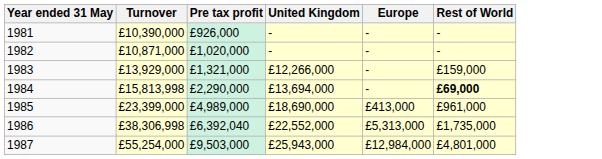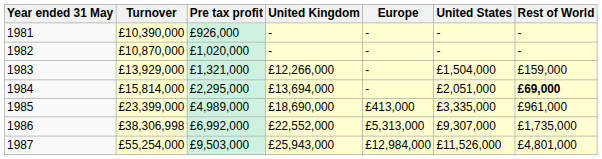+ column: (474, 13)
(151, 51) £10,871,000 -> (151, 51) £10,870,000
(151, 88) £15,813,998 -> (151, 88) £15,814,000
(219, 88) £2,290,000 -> (219, 88) £2,295,000
(219, 126) £6,392,040 -> (219, 126) £6,992,000
